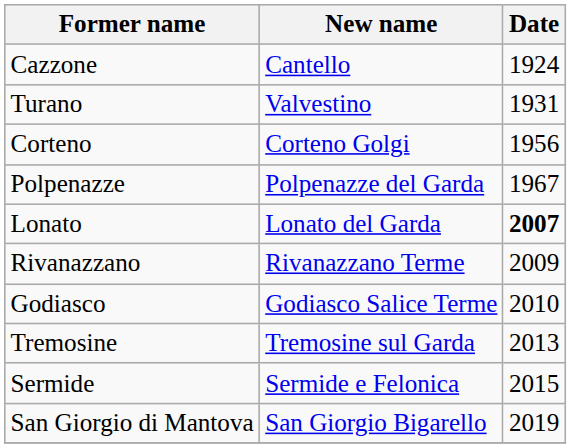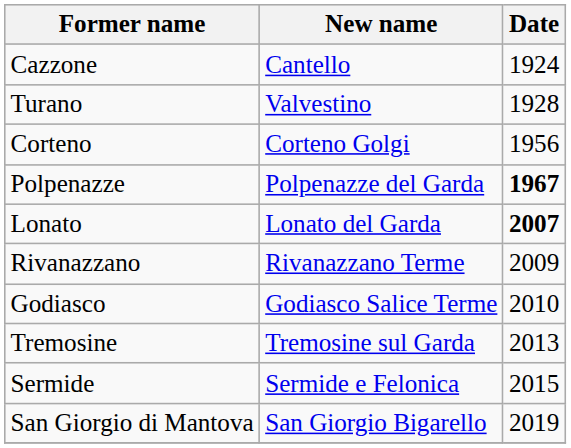(534, 104) 1931 -> (534, 104) 1928
(534, 183) normal -> (534, 183) bold
